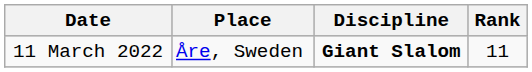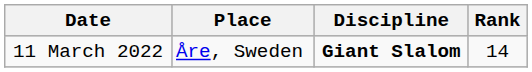(498, 52) 11 -> (498, 52) 14
